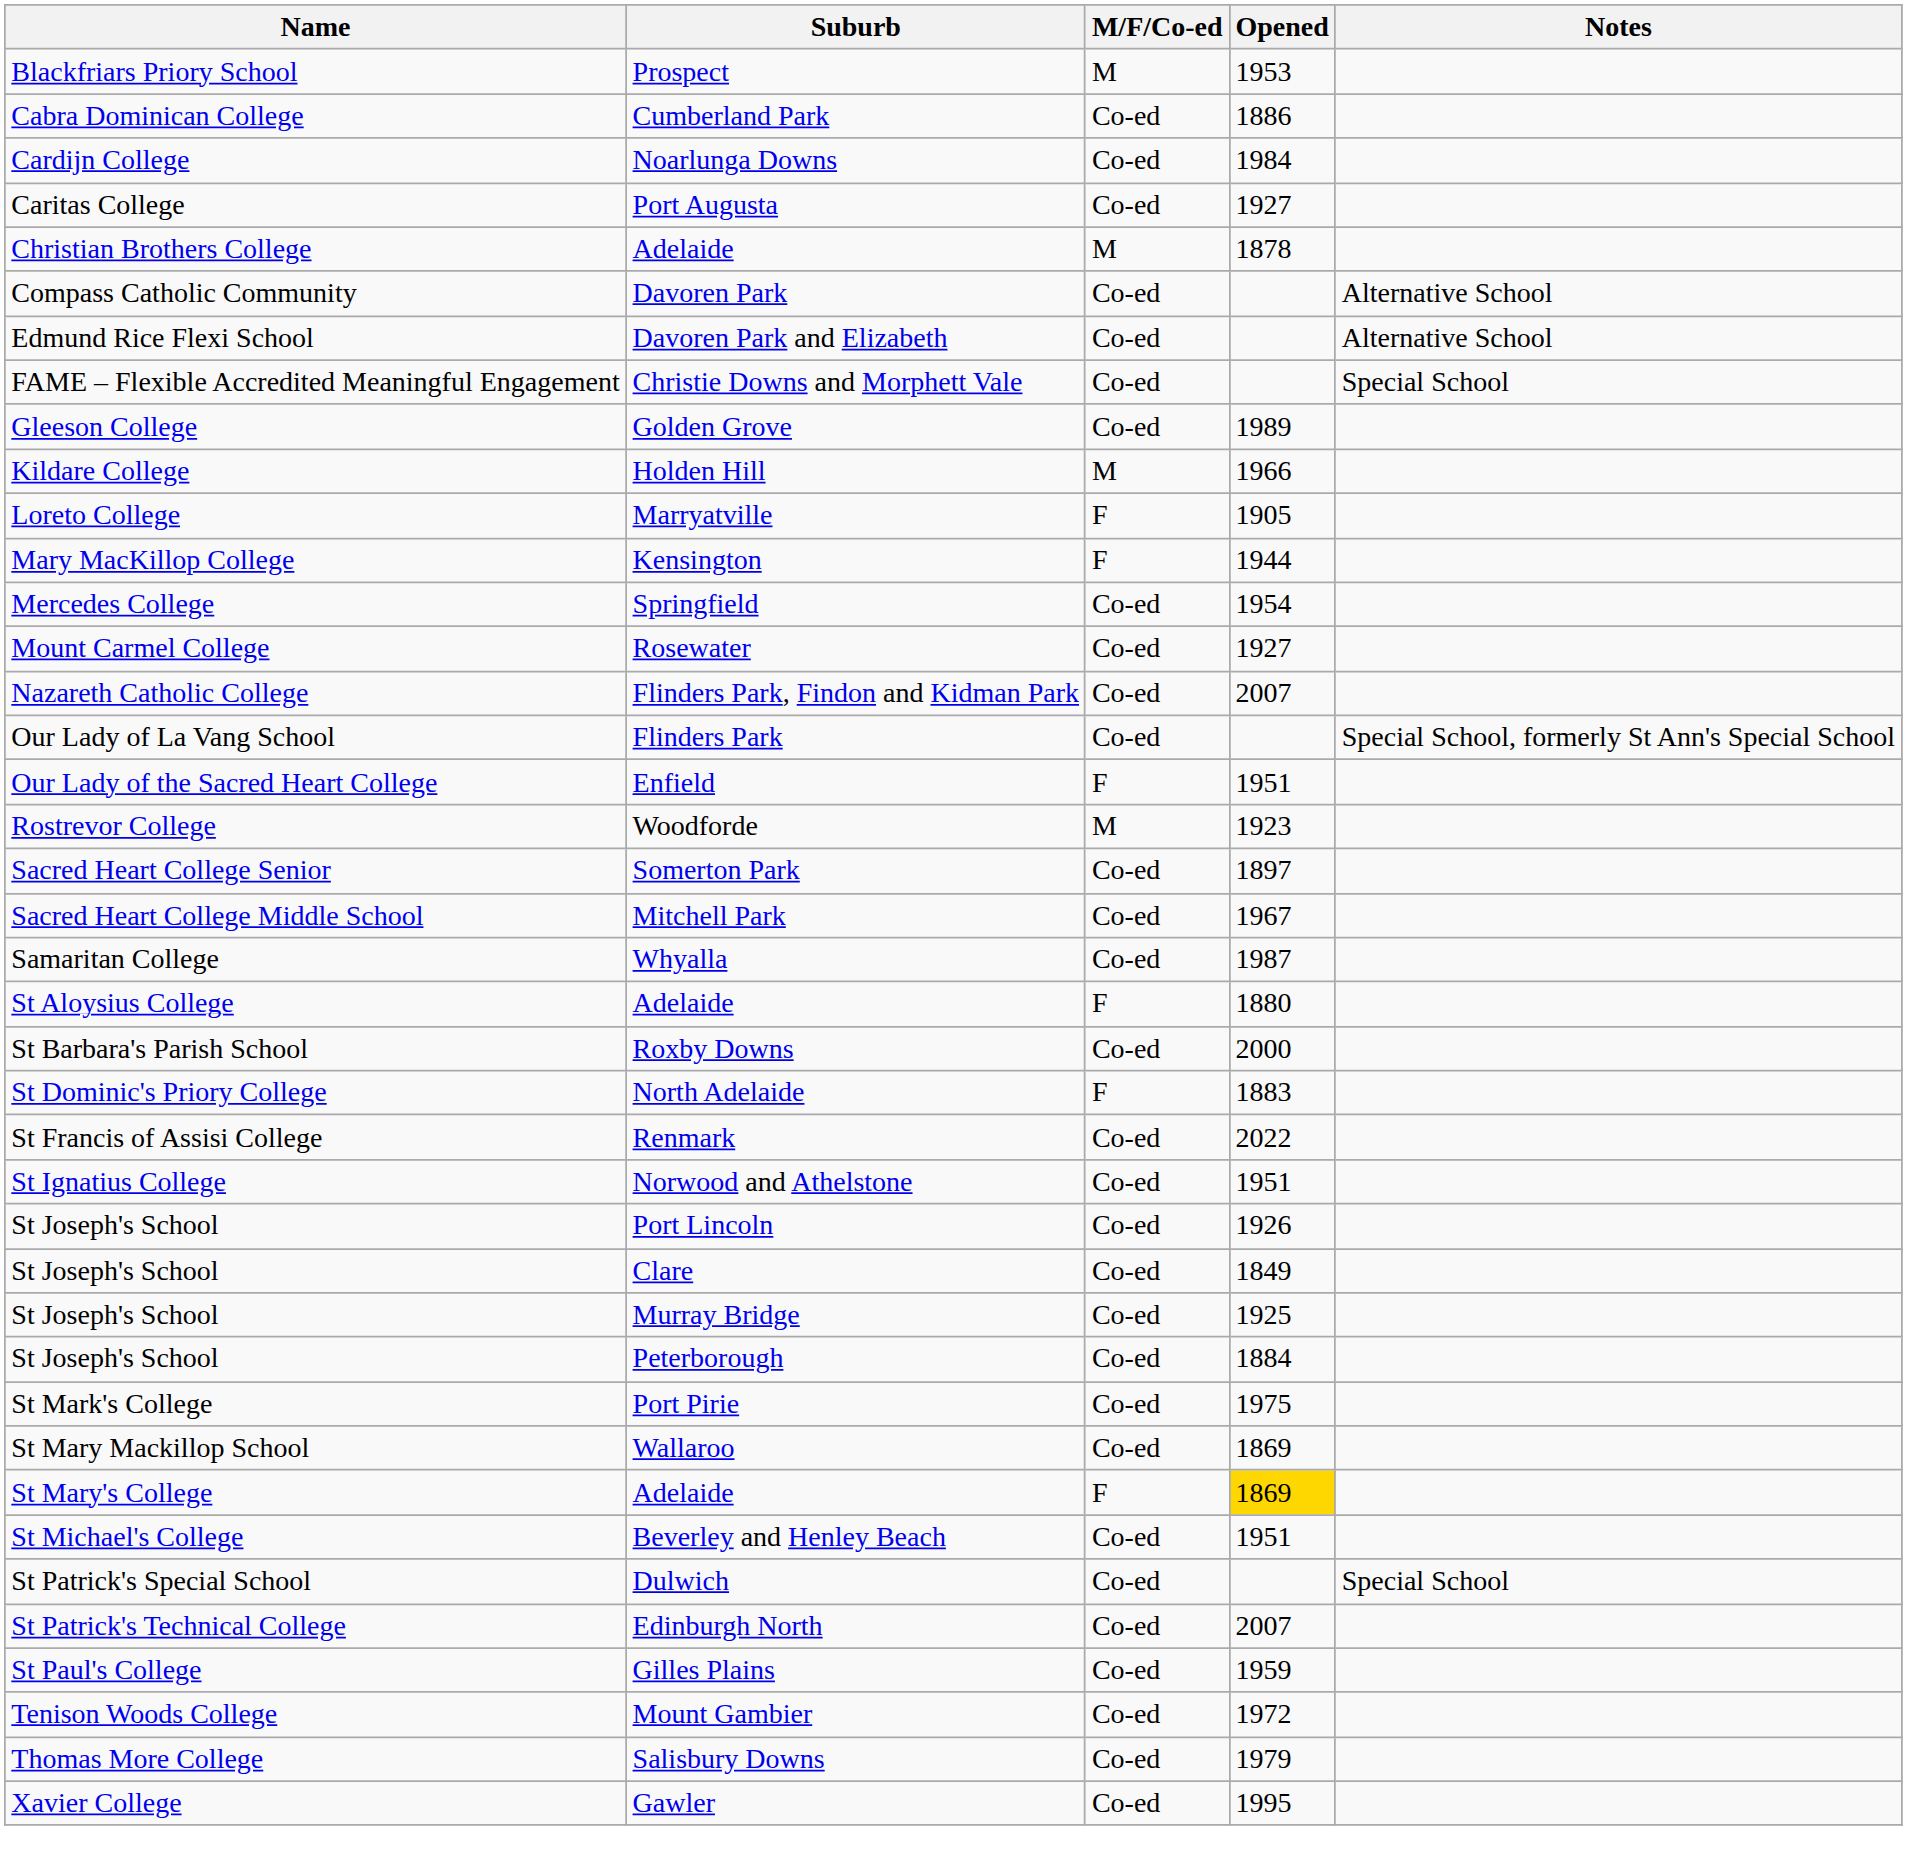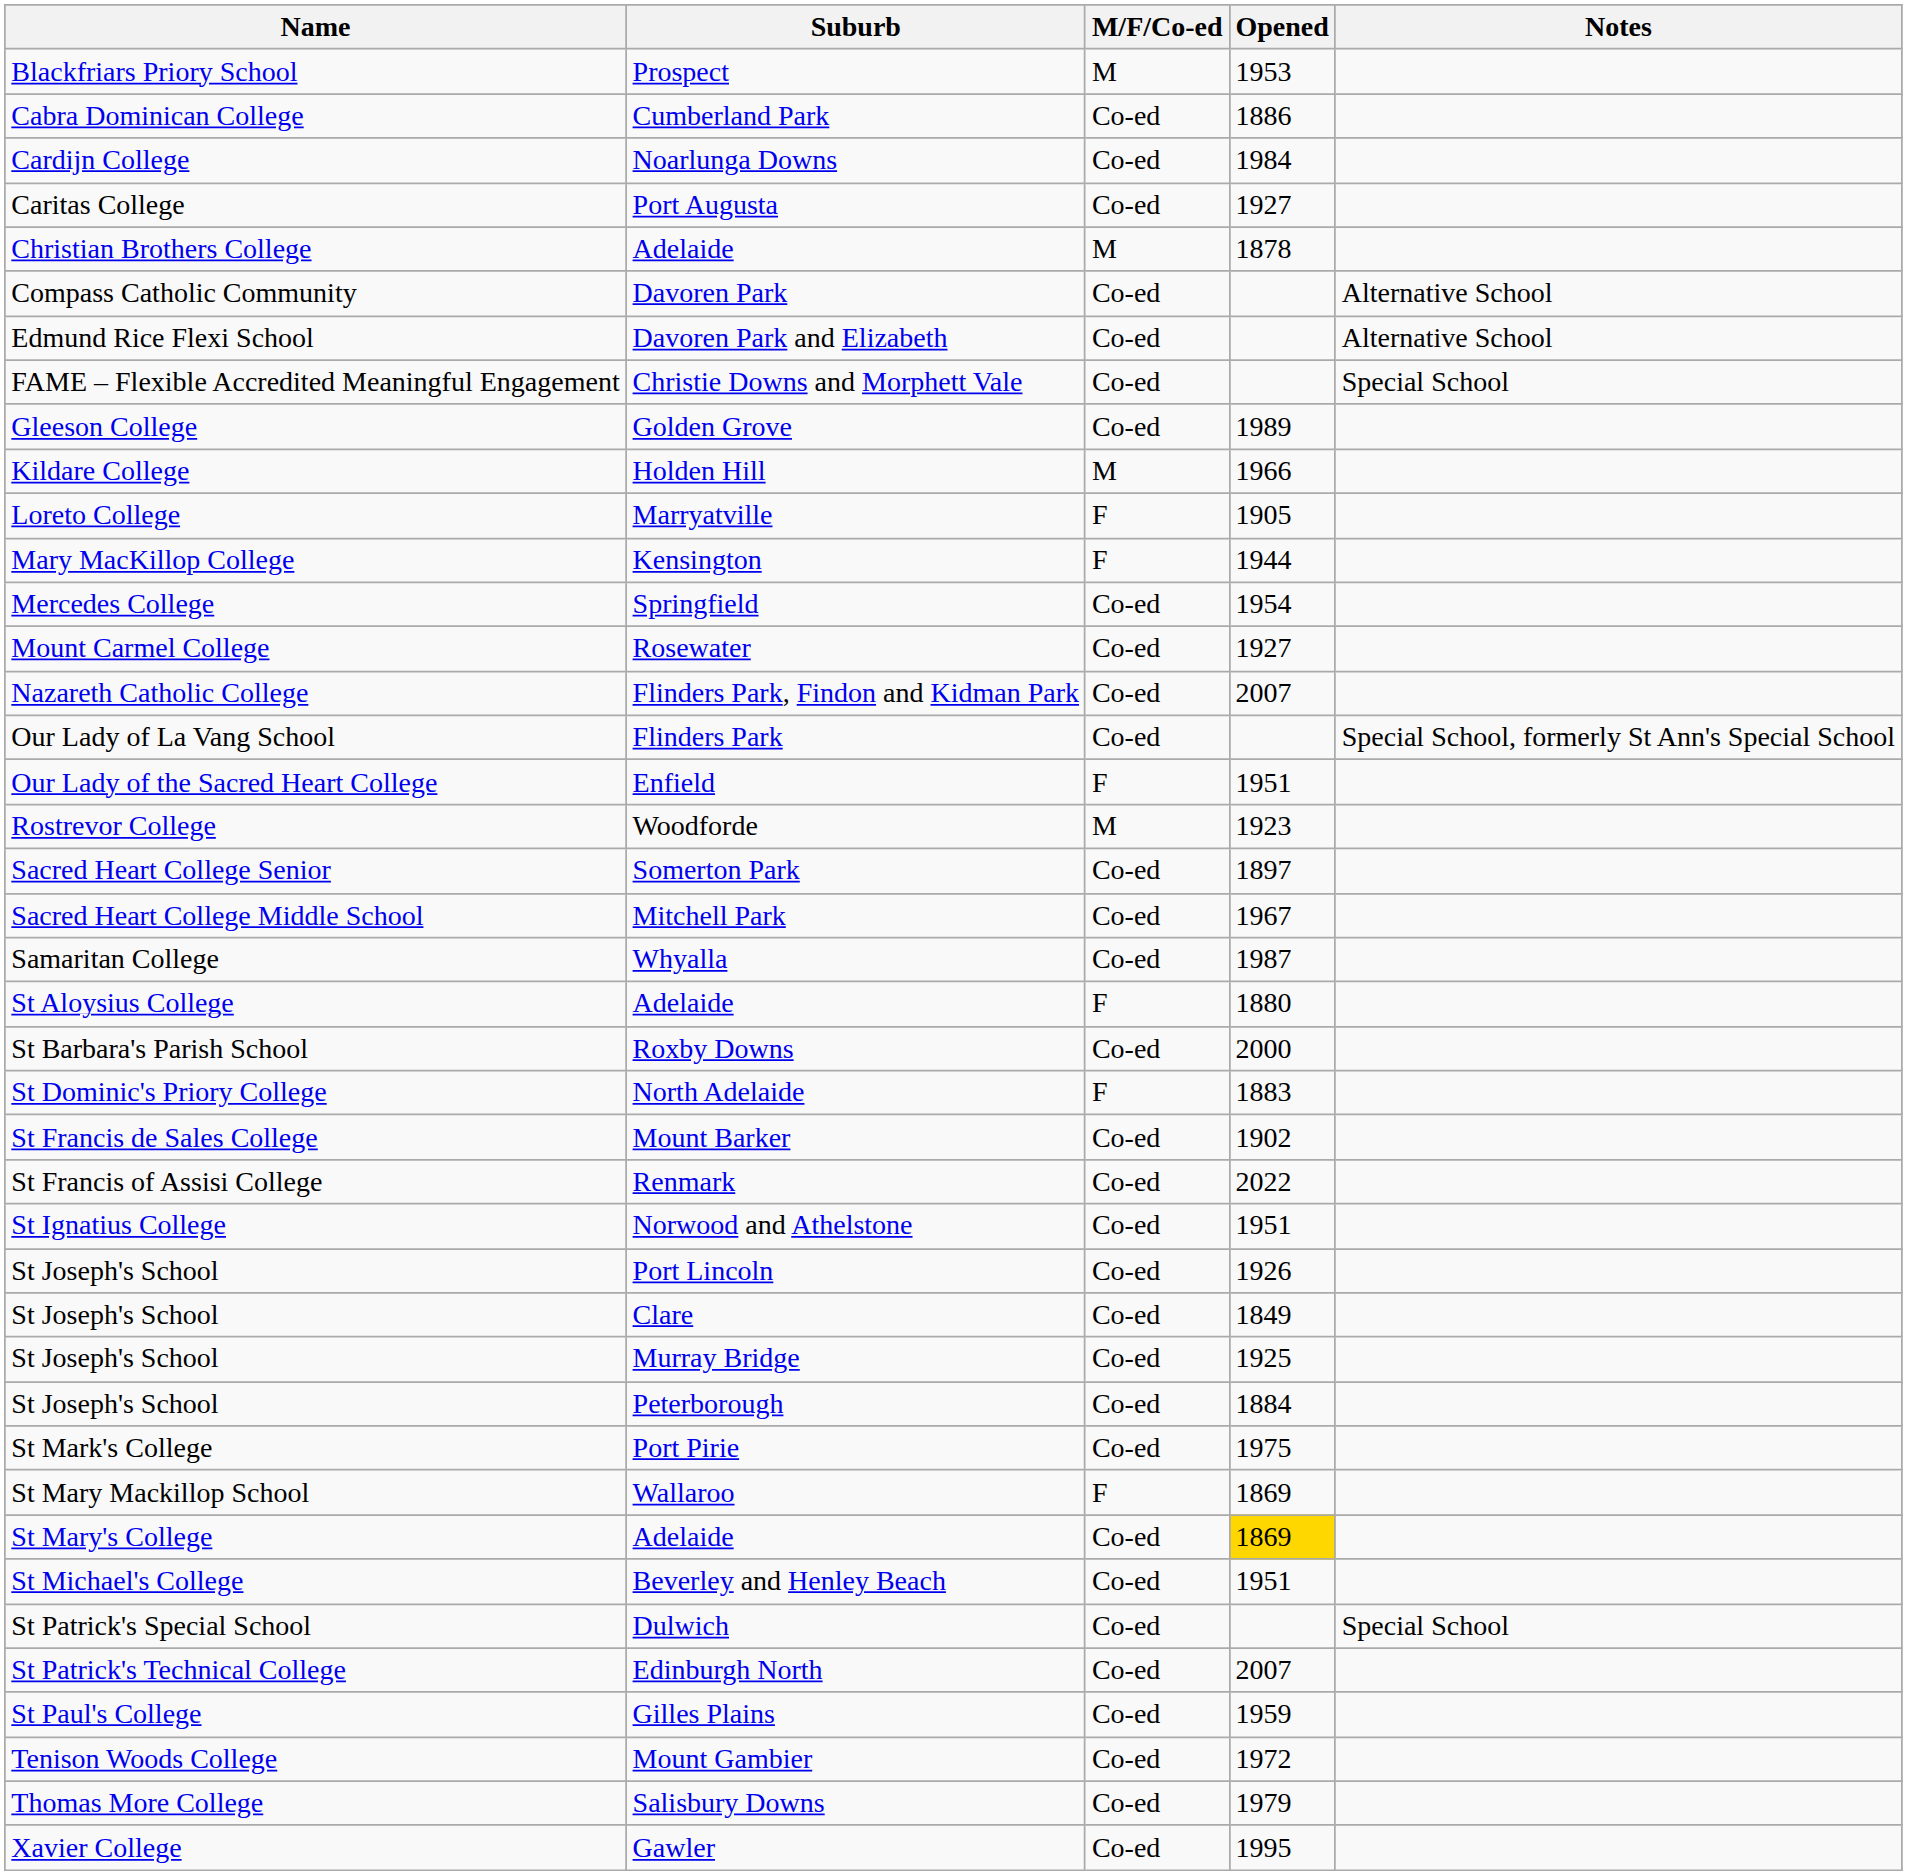+ row: (165, 1136)
(1126, 1447) Co-ed -> (1100, 1492) F
(1100, 1492) F -> (1126, 1536) Co-ed
